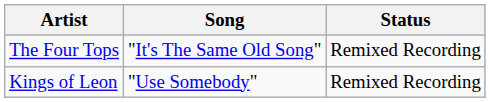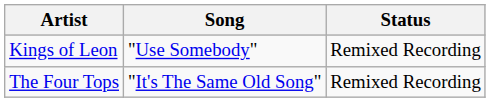rows swapped: (63, 81) <-> (64, 50)
